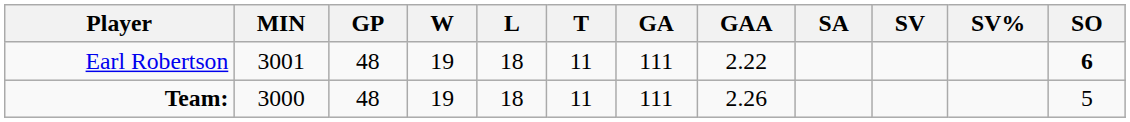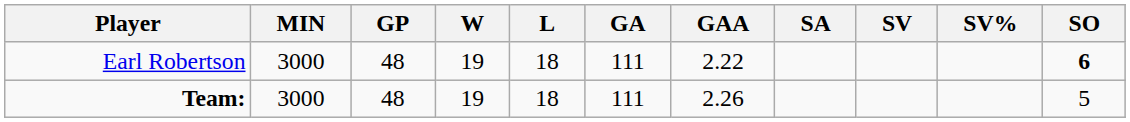- column: (581, 23)
(281, 60) 3001 -> (301, 60) 3000
